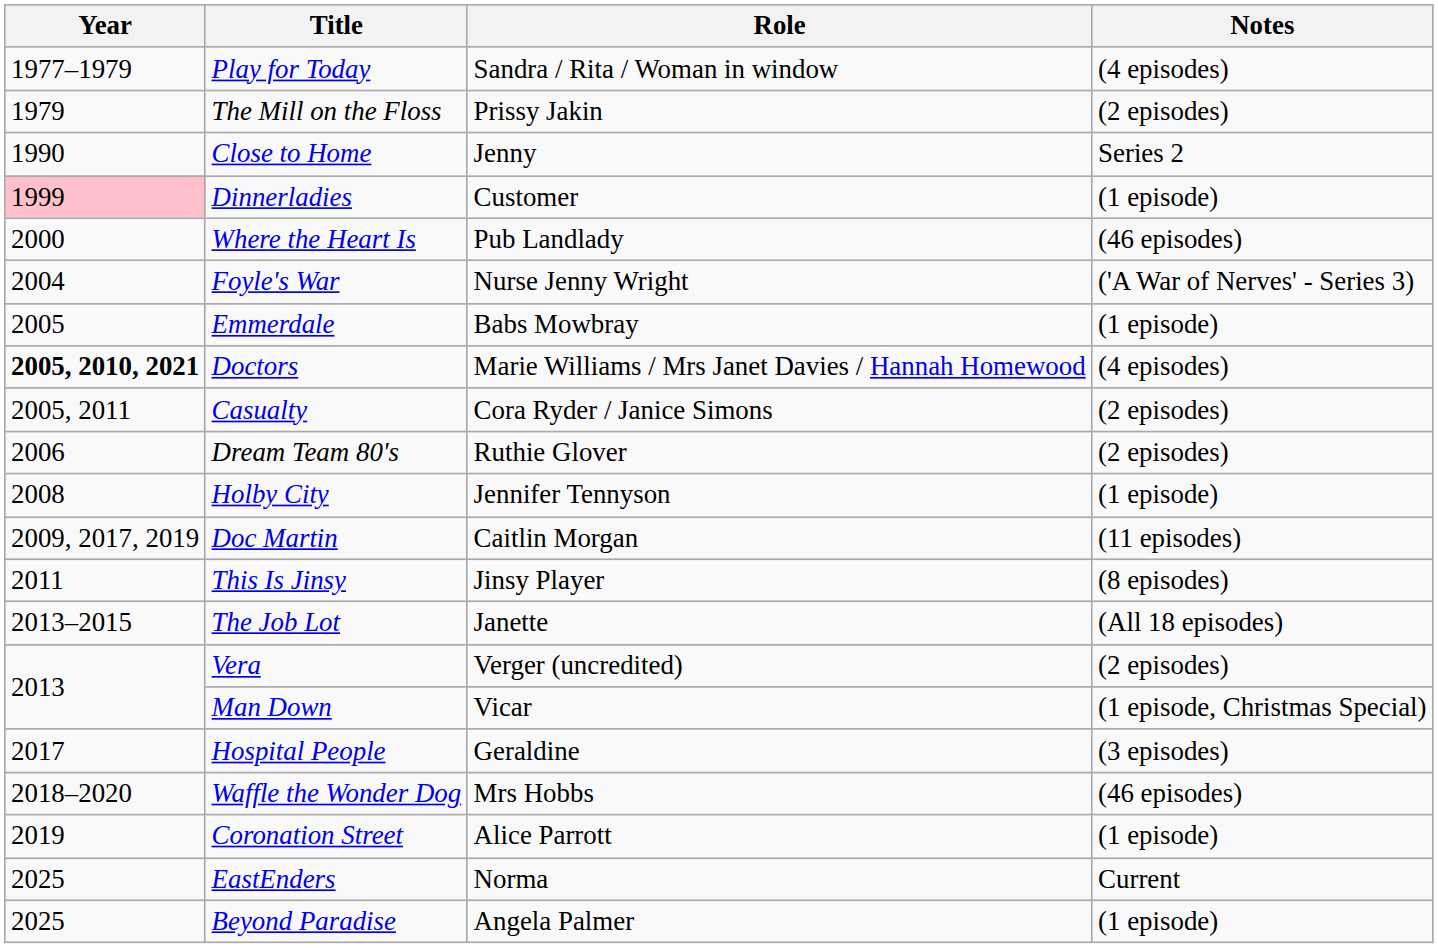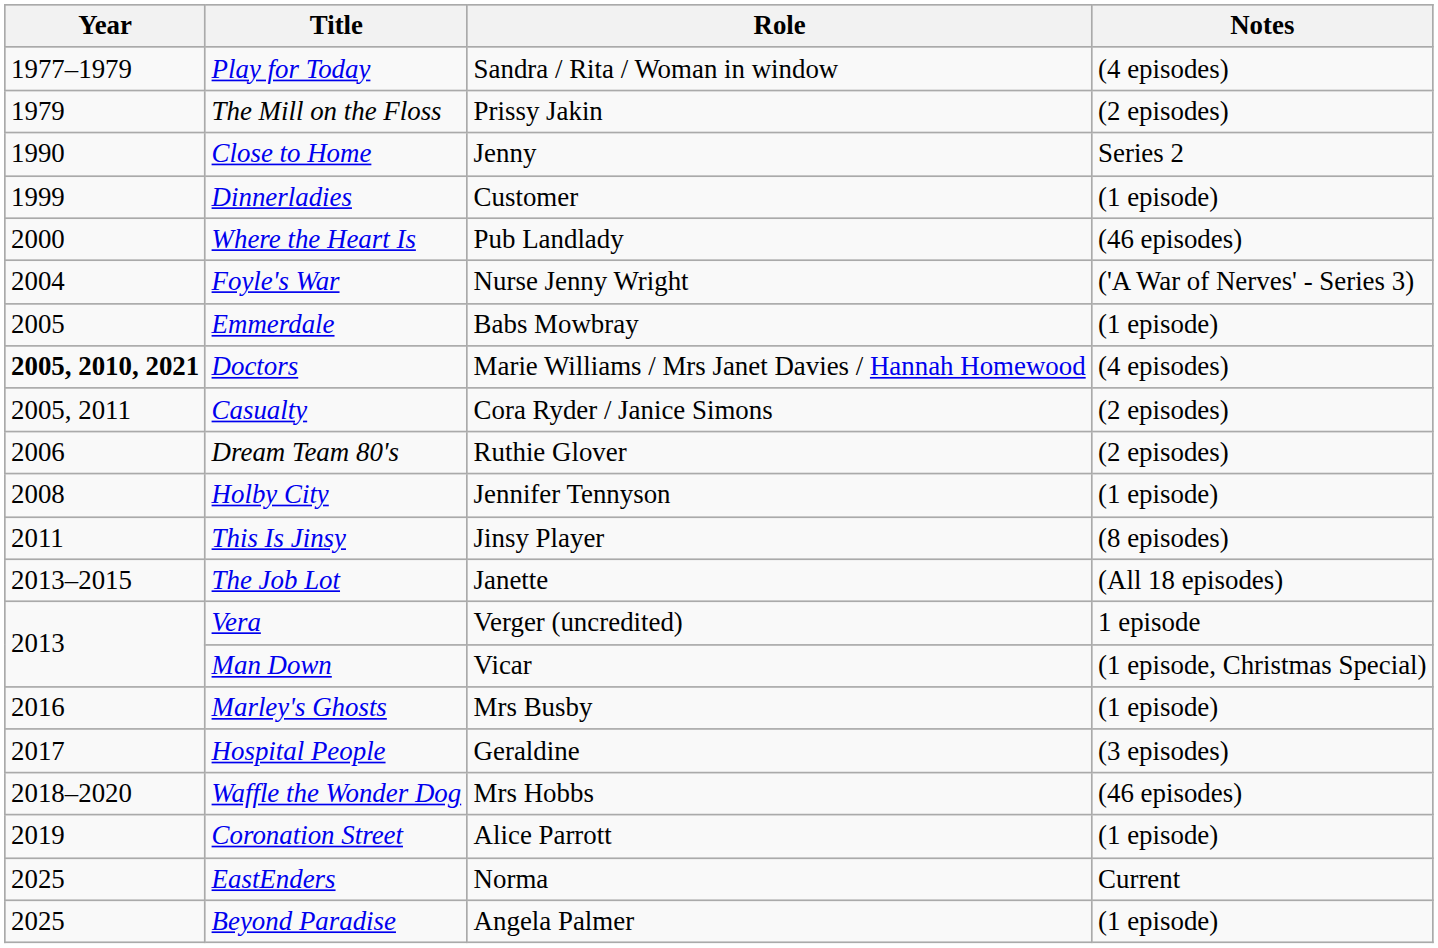(38, 196) pink background -> (38, 196) no background
- row: (275, 537)
(1163, 665) (2 episodes) -> (1149, 622) 1 episode
+ row: (299, 707)
